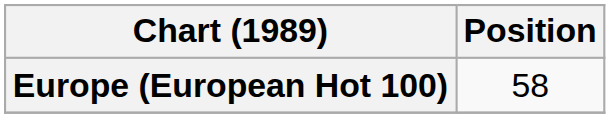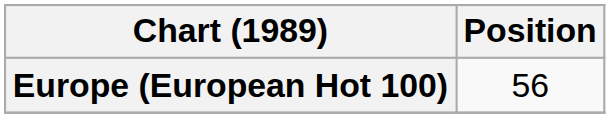(530, 84) 58 -> (530, 84) 56
